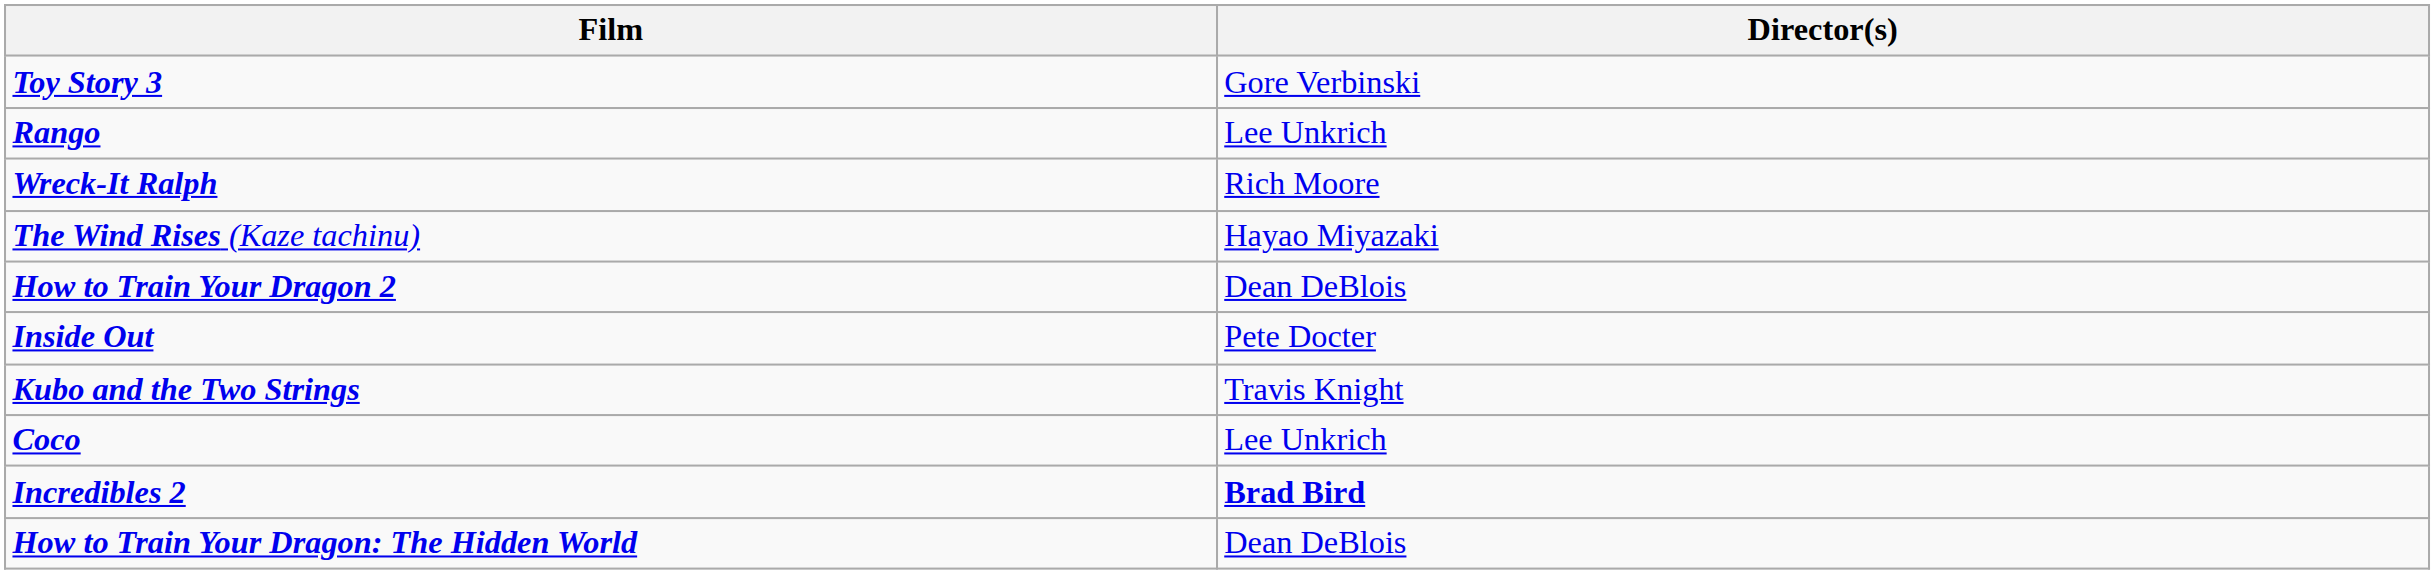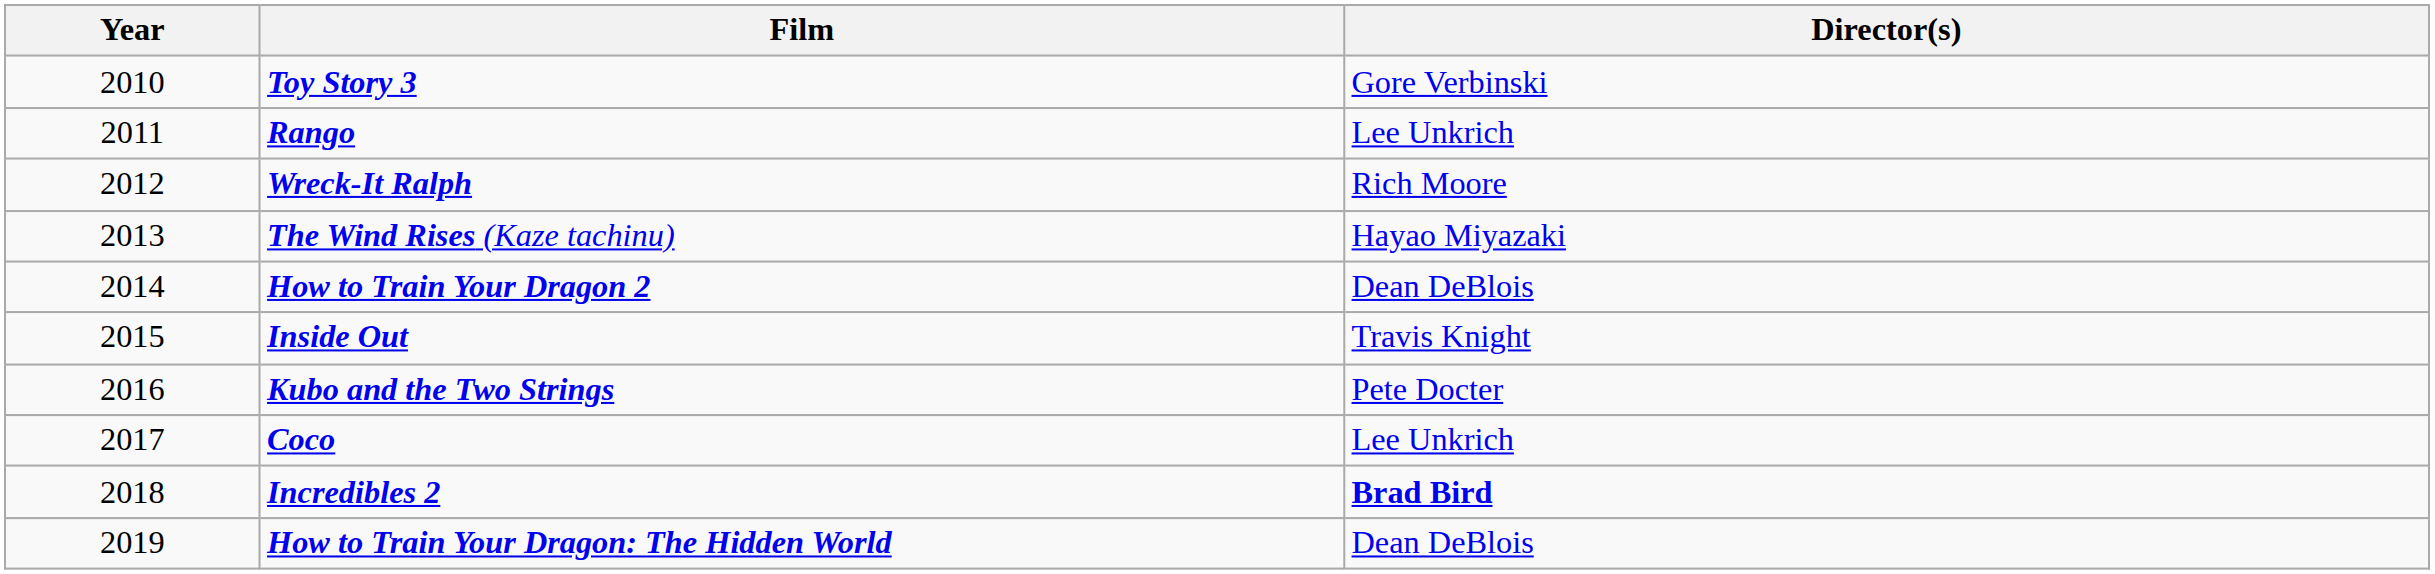+ column: (132, 30)
(1300, 337) Pete Docter -> (1441, 337) Travis Knight
(1314, 388) Travis Knight -> (1427, 388) Pete Docter
